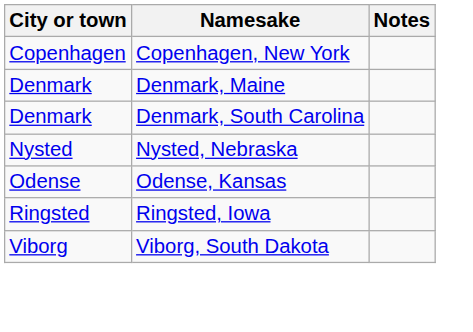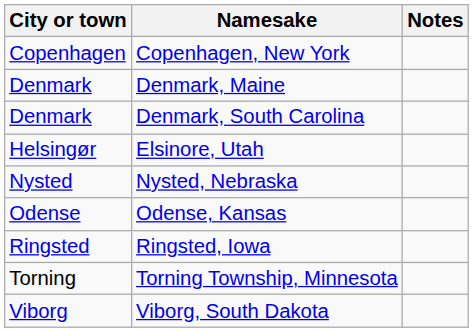+ row: (200, 149)
+ row: (267, 278)
